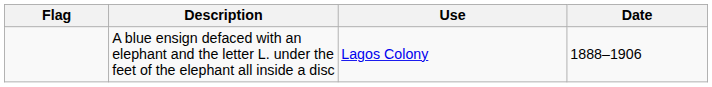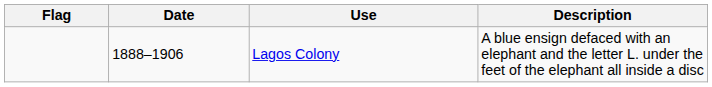columns swapped: (637, 15) <-> (223, 15)
